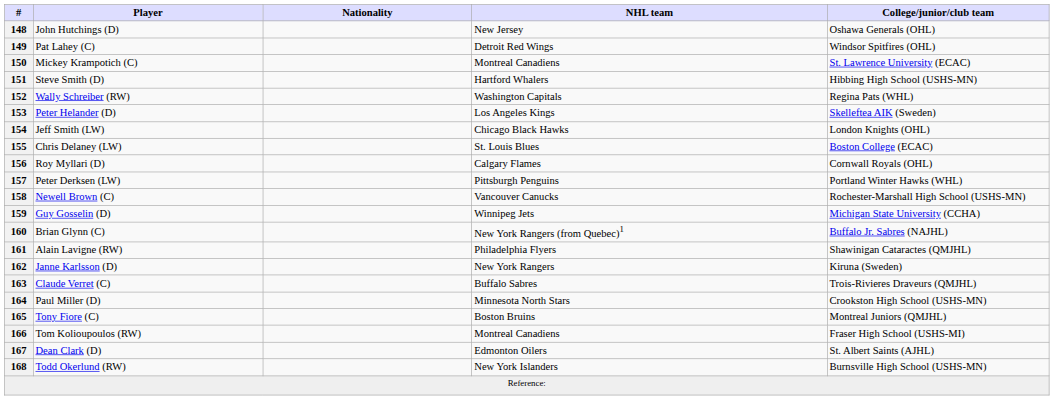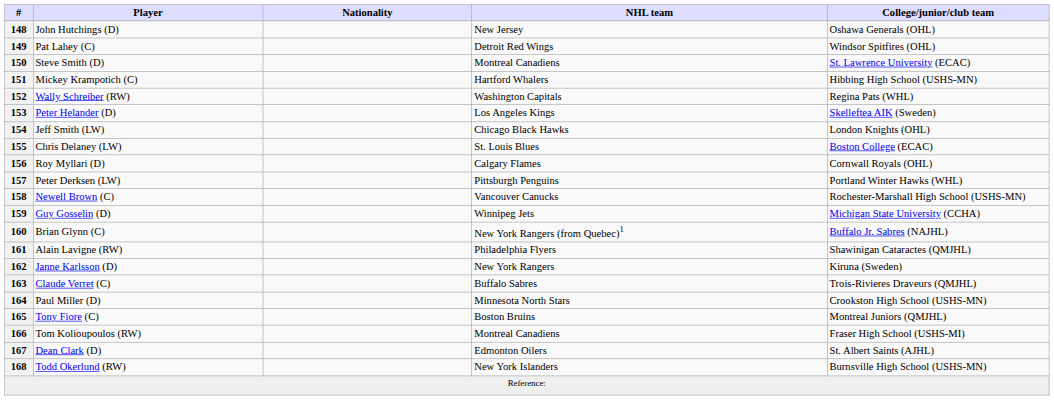(87, 63) Mickey Krampotich (C) -> (70, 63) Steve Smith (D)
(70, 79) Steve Smith (D) -> (87, 79) Mickey Krampotich (C)
